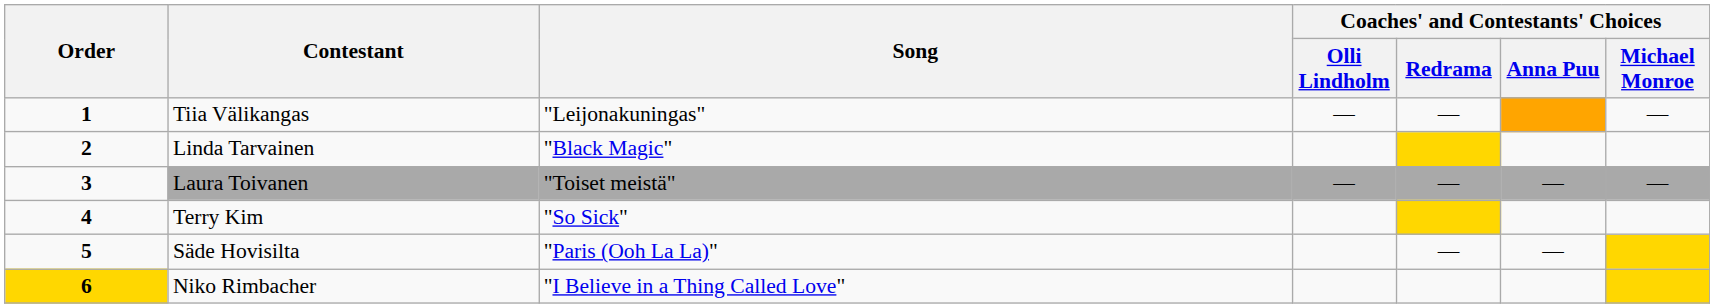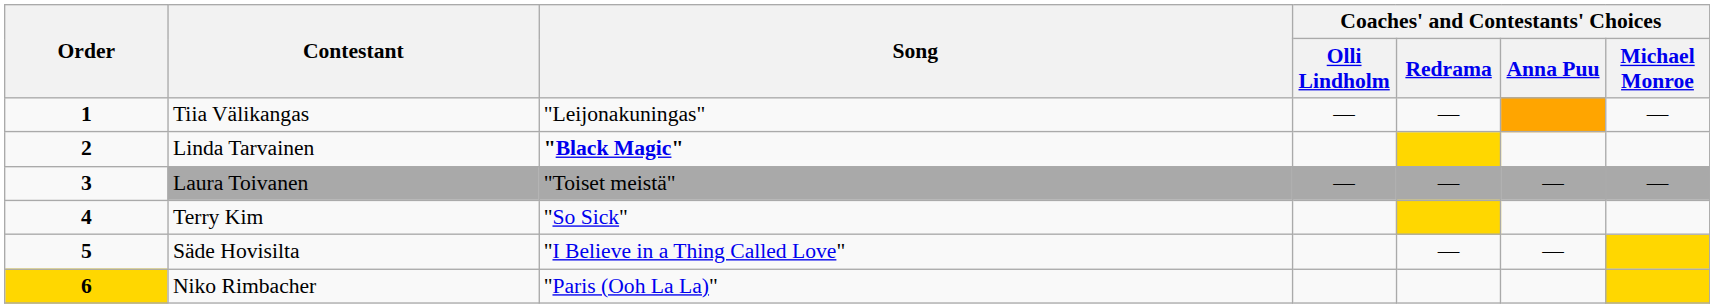(608, 148) normal -> (614, 148) bold
(631, 251) "Paris (Ooh La La)" -> (694, 251) "I Believe in a Thing Called Love"
(694, 285) "I Believe in a Thing Called Love" -> (631, 285) "Paris (Ooh La La)"
